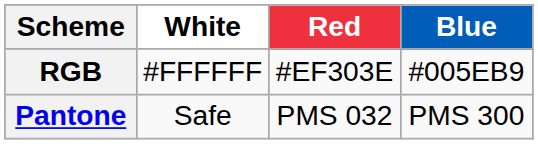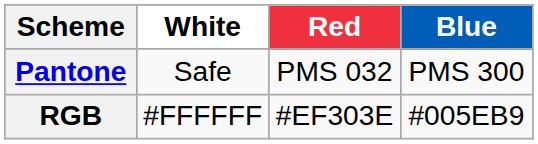rows swapped: (71, 116) <-> (71, 71)
